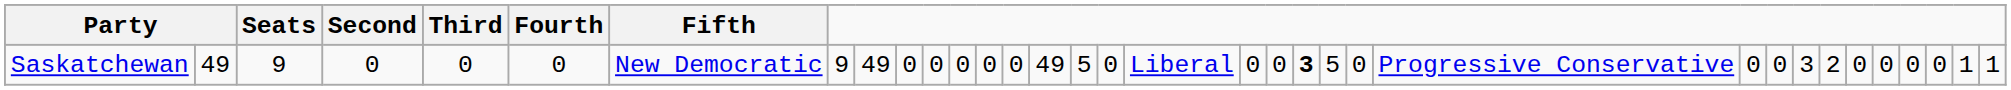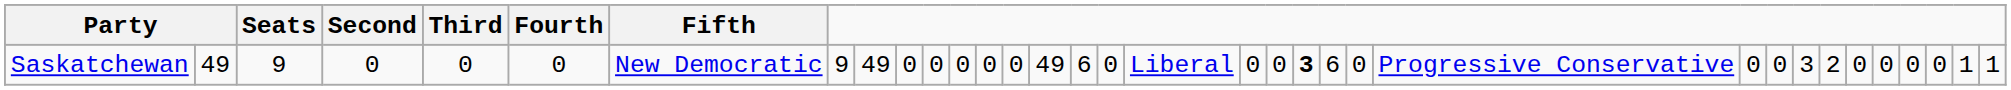(1084, 65) 5 -> (1084, 65) 6
(1333, 65) 5 -> (1333, 65) 6
